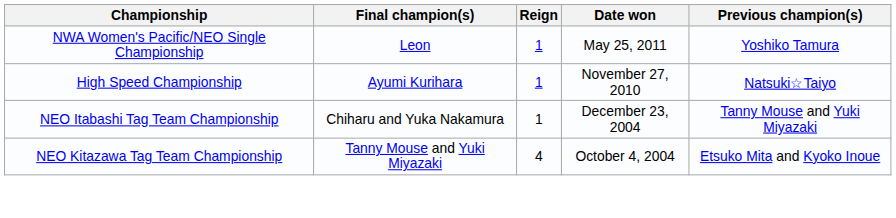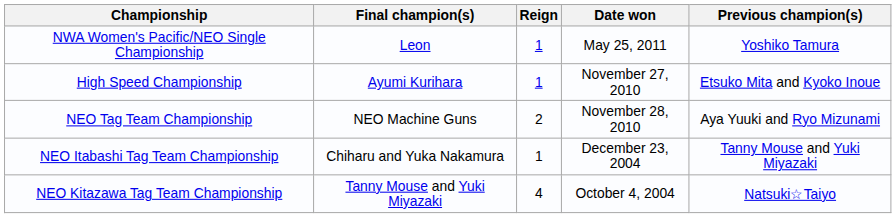(790, 82) Natsuki☆Taiyo -> (790, 82) Etsuko Mita and Kyoko Inoue
+ row: (159, 119)
(790, 156) Etsuko Mita and Kyoko Inoue -> (790, 194) Natsuki☆Taiyo
